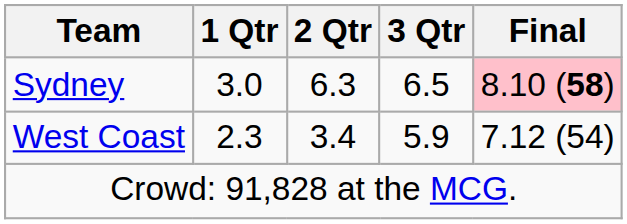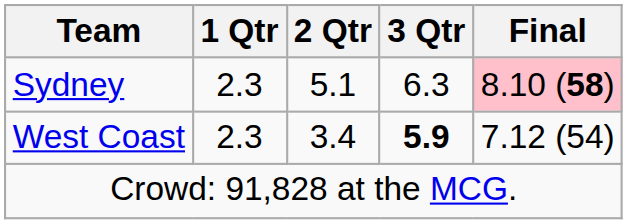(239, 84) 3.0 -> (239, 84) 2.3
(333, 84) 6.3 -> (333, 84) 5.1
(426, 84) 6.5 -> (426, 84) 6.3
(426, 137) normal -> (426, 137) bold
